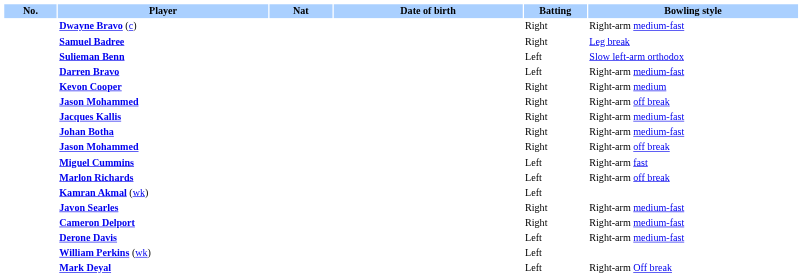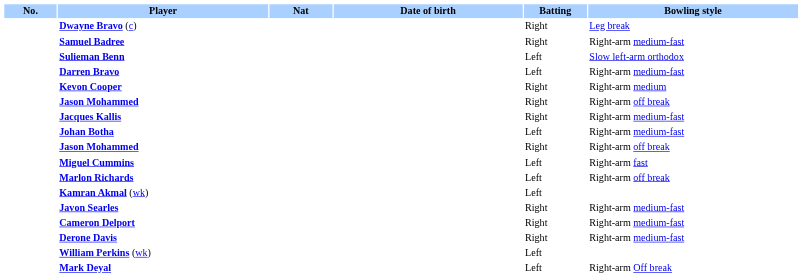(637, 26) Right-arm medium-fast -> (610, 26) Leg break
(610, 41) Leg break -> (637, 41) Right-arm medium-fast
(536, 132) Right -> (533, 132) Left
(533, 238) Left -> (536, 238) Right
